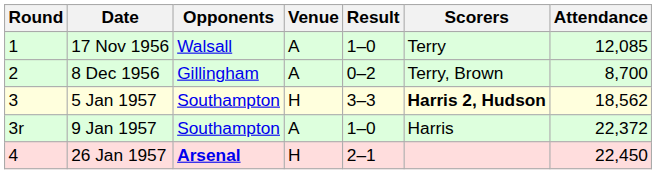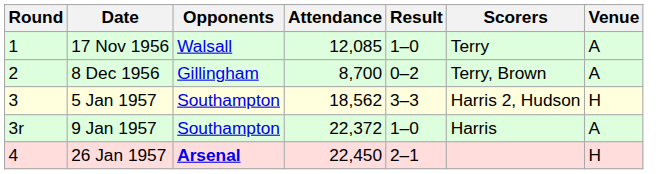columns swapped: (313, 18) <-> (601, 18)
(477, 100) bold -> (516, 100) normal
